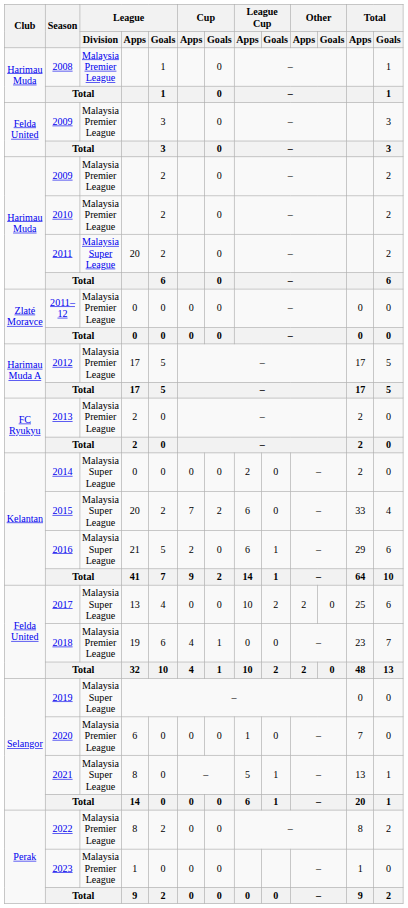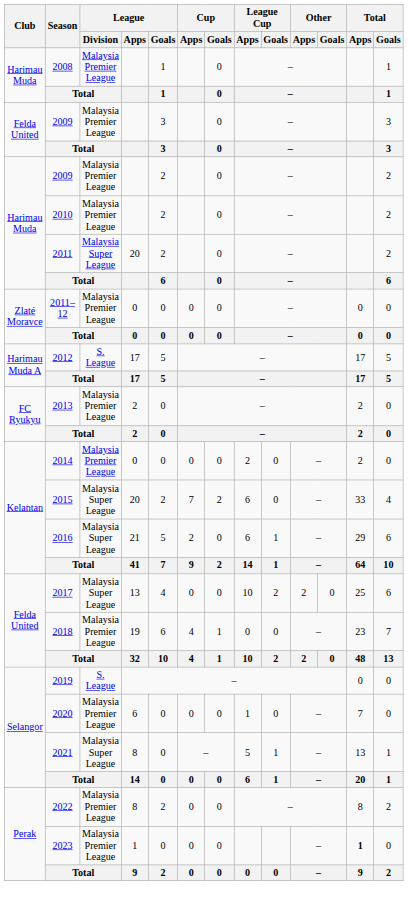(100, 363) Malaysia Premier League -> (100, 357) S. League
(100, 472) Malaysia Super League -> (100, 461) Malaysia Premier League
(100, 697) Malaysia Super League -> (100, 680) S. League
(360, 868) normal -> (360, 845) bold
